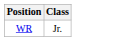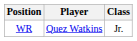+ column: (74, 12)
